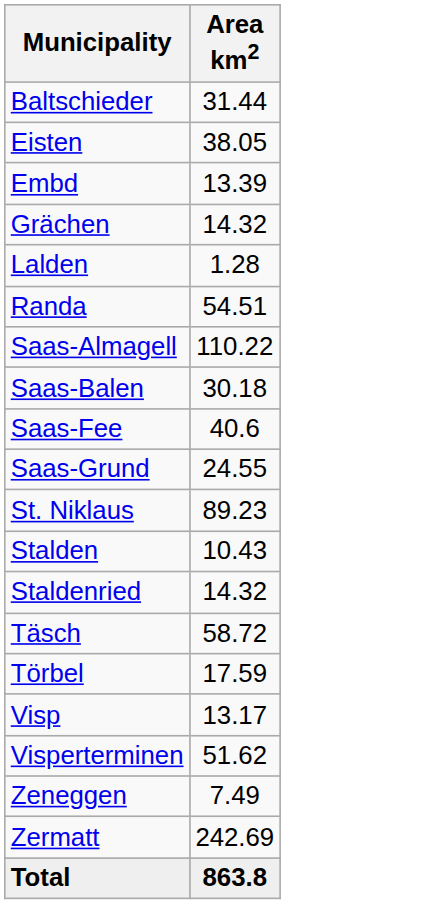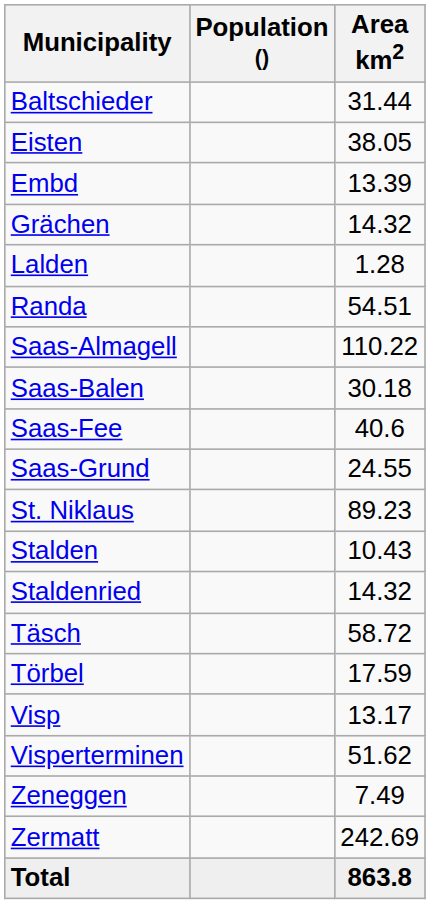+ column: (262, 42)
